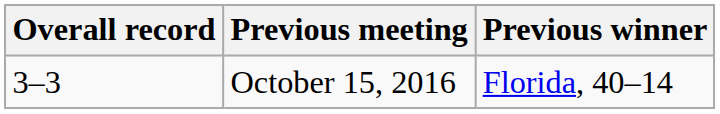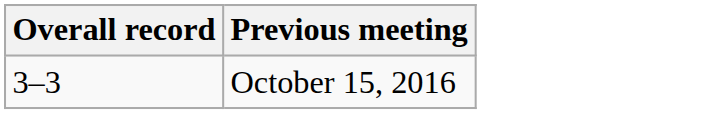- column: (595, 30)
